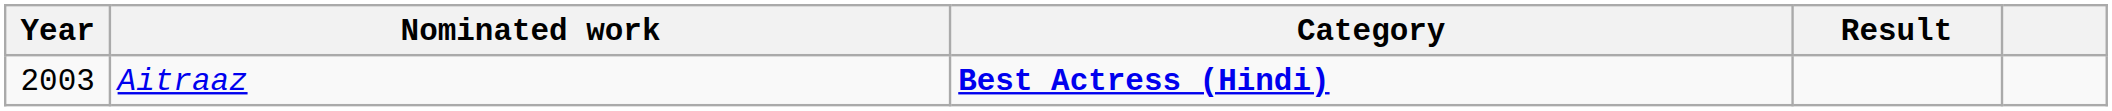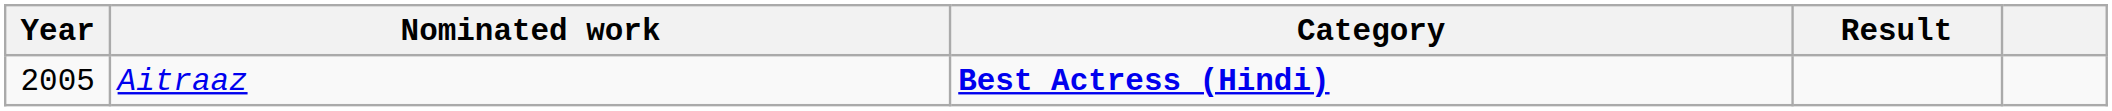(58, 81) 2003 -> (58, 81) 2005
